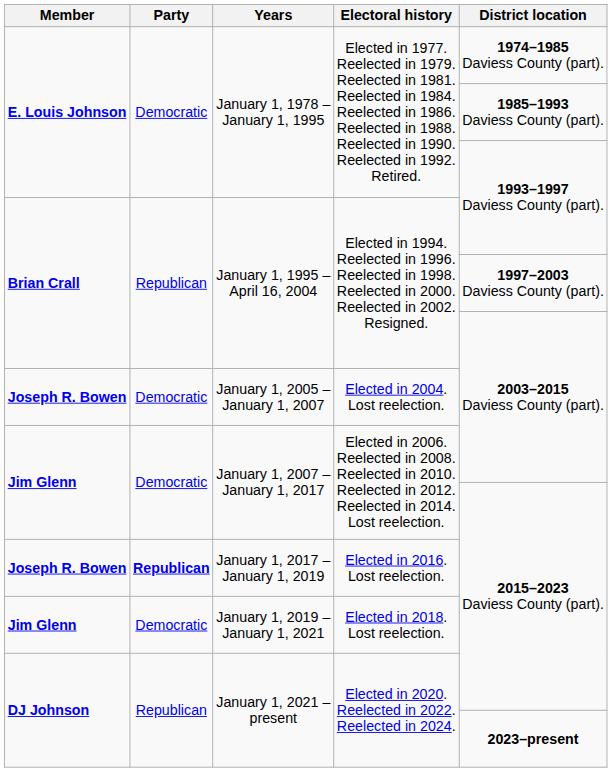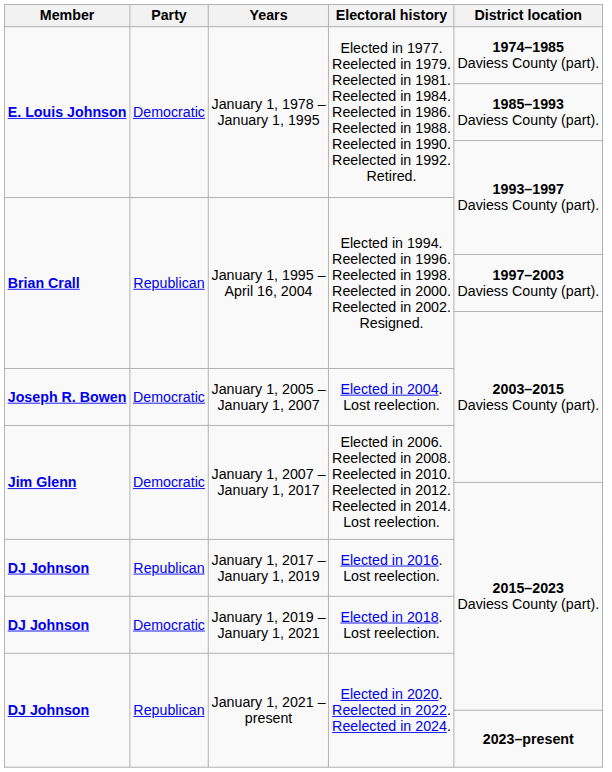(67, 568) Joseph R. Bowen -> (48, 568) DJ Johnson
(171, 568) bold -> (169, 568) normal
(42, 625) Jim Glenn -> (48, 625) DJ Johnson
